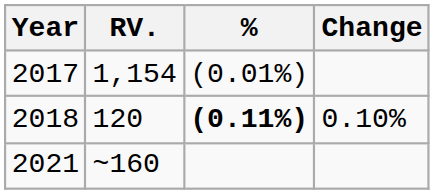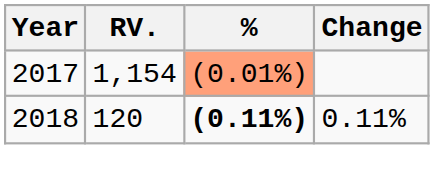(249, 74) no background -> (249, 74) lightsalmon background
(364, 119) 0.10% -> (364, 119) 0.11%
- row: (45, 165)
